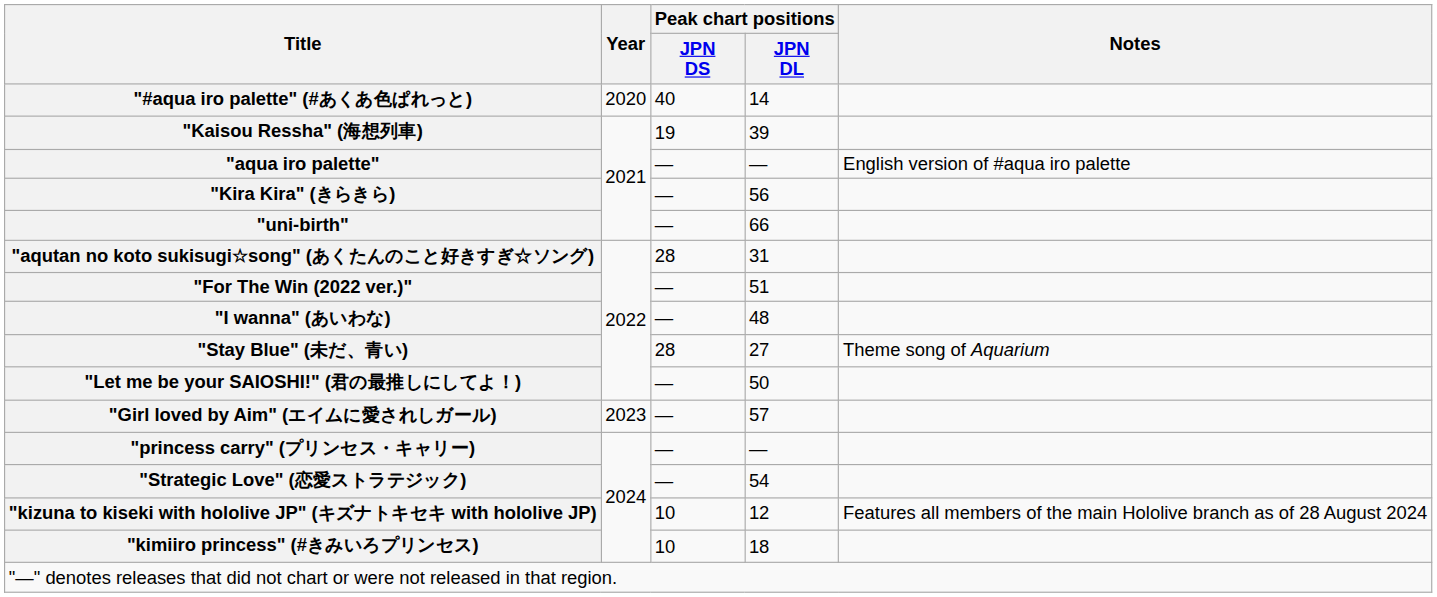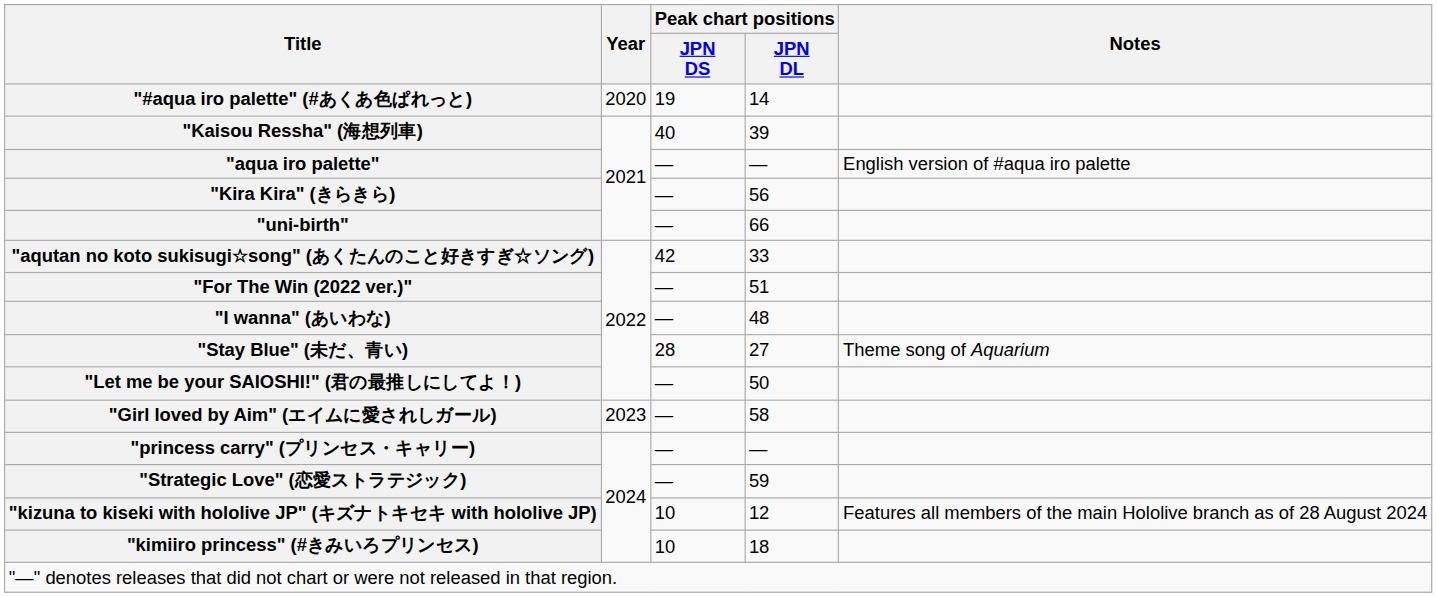(665, 99) 40 -> (665, 99) 19
(665, 132) 19 -> (665, 132) 40
(665, 256) 28 -> (665, 256) 42
(759, 256) 31 -> (759, 256) 33
(759, 415) 57 -> (759, 415) 58
(759, 481) 54 -> (759, 481) 59
